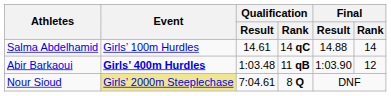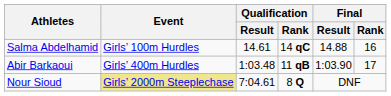(370, 48) 14 -> (370, 48) 16
(154, 65) bold -> (151, 65) normal
(370, 65) 12 -> (370, 65) 17
